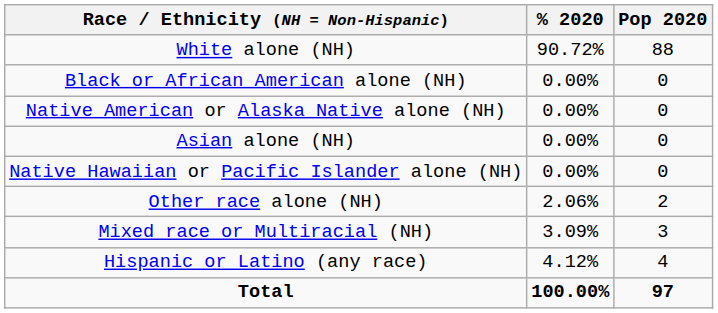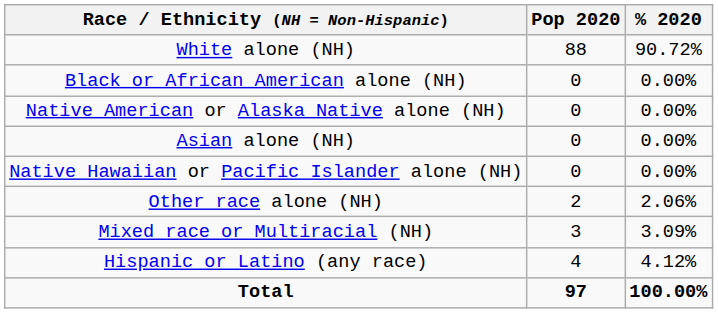columns swapped: (663, 20) <-> (570, 20)
